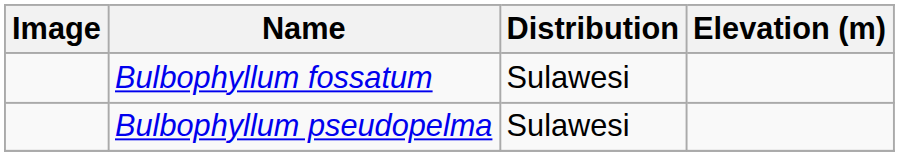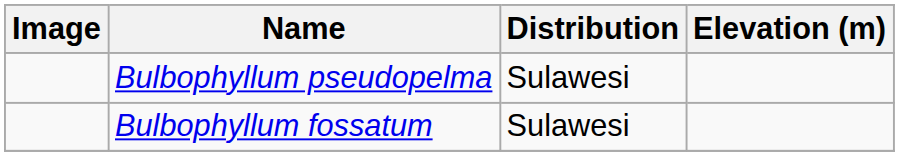rows swapped: (274, 77) <-> (304, 126)
